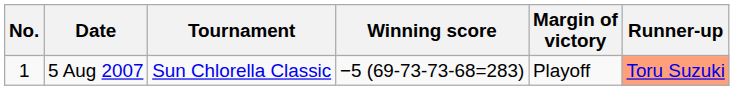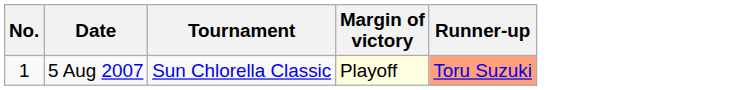- column: (432, 30)
(562, 71) no background -> (369, 71) lightyellow background
